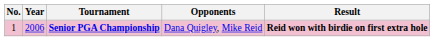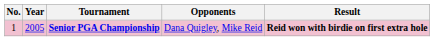(35, 28) 2006 -> (35, 28) 2005
